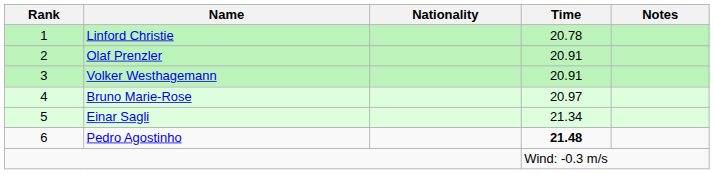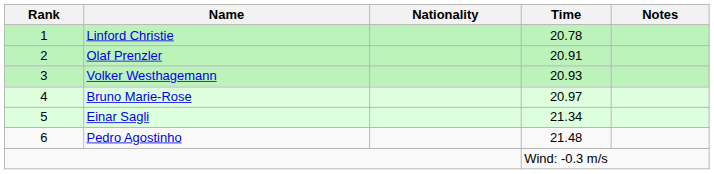(566, 76) 20.91 -> (566, 76) 20.93
(566, 138) bold -> (566, 138) normal
